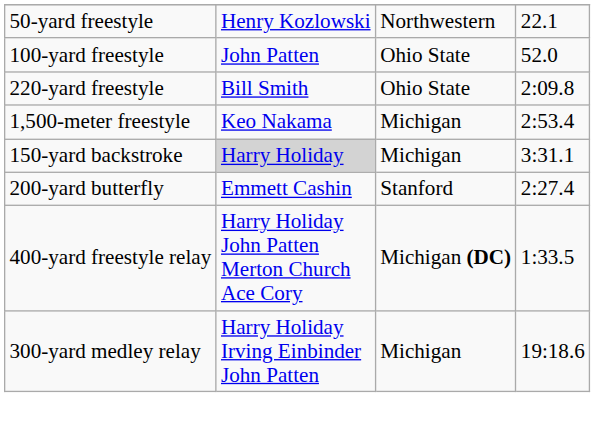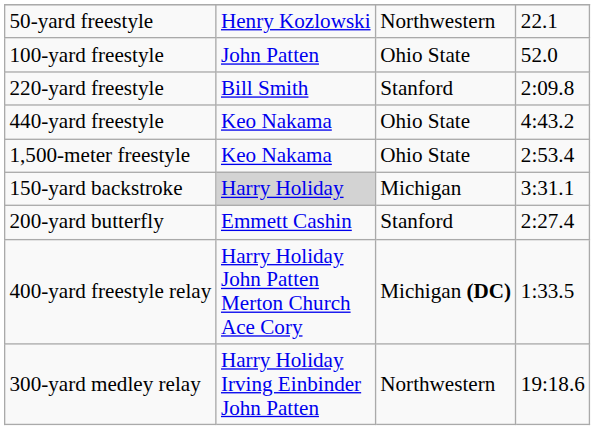(425, 88) Ohio State -> (417, 88) Stanford
+ row: (87, 121)
(421, 121) Michigan -> (425, 155) Ohio State
(421, 350) Michigan -> (438, 384) Northwestern
